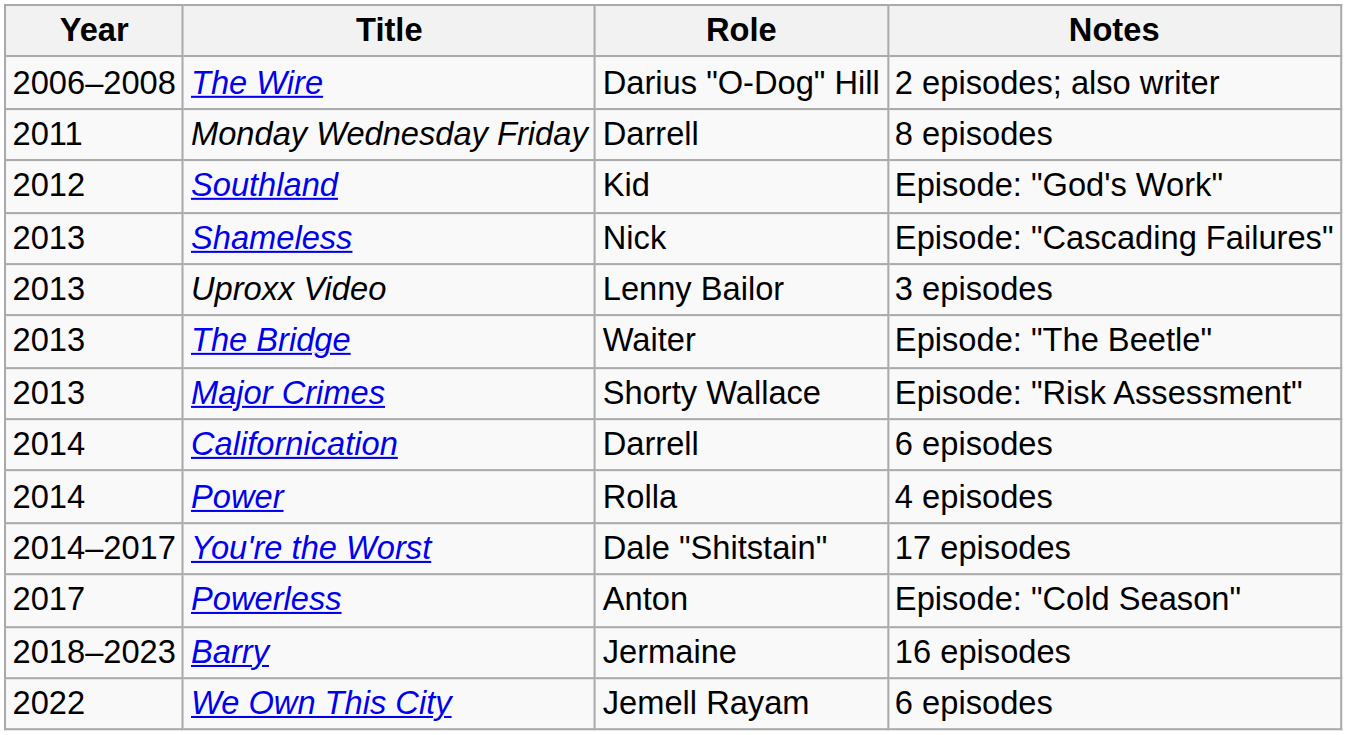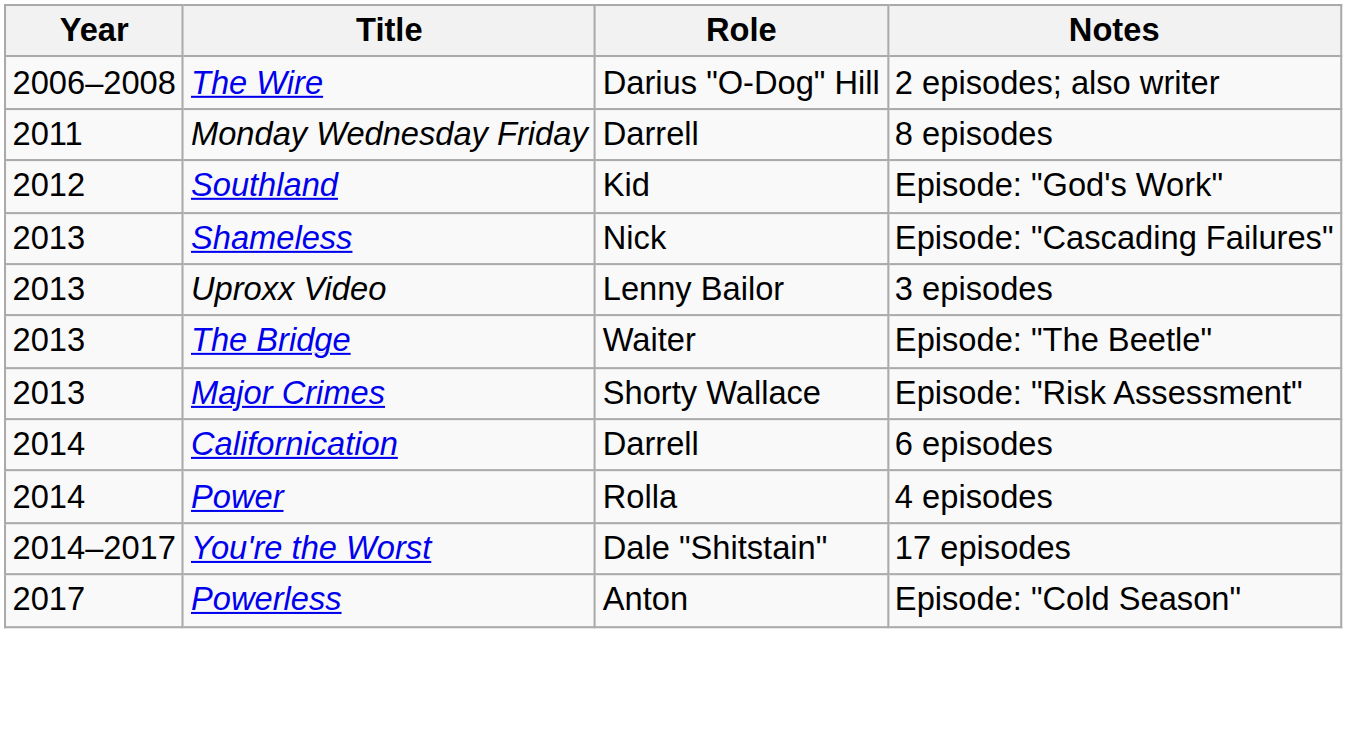- row: (230, 651)
- row: (321, 703)
